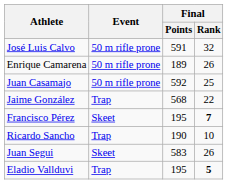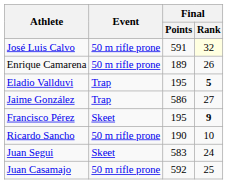(209, 47) no background -> (209, 47) lightyellow background
rows swapped: (39, 83) <-> (40, 170)
(179, 100) 568 -> (179, 100) 586
(209, 100) 22 -> (209, 100) 27
(209, 118) 7 -> (209, 118) 9
(101, 135) Trap -> (126, 135) 50 m rifle prone
(209, 153) 26 -> (209, 153) 24
